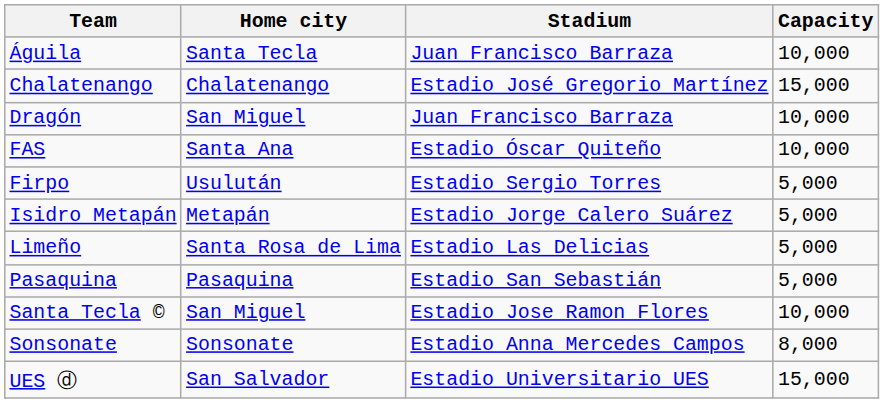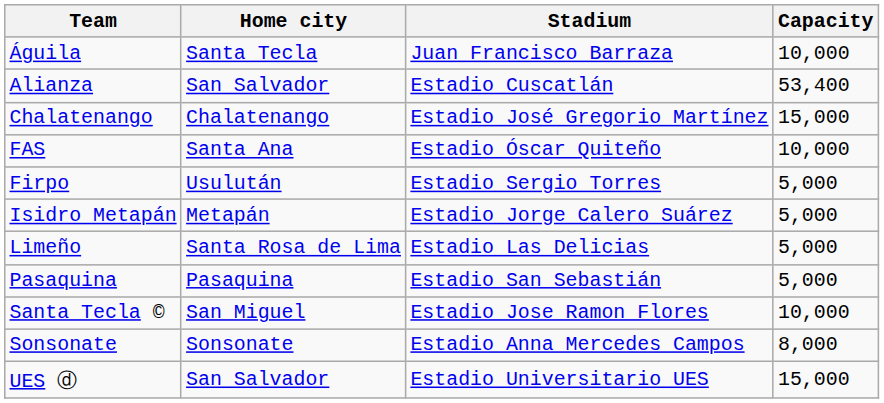+ row: (51, 86)
- row: (45, 118)
